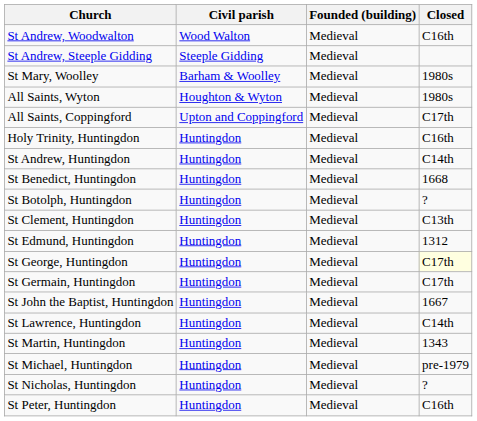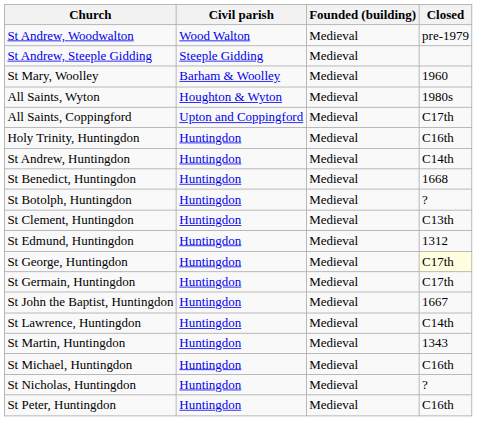(438, 35) C16th -> (445, 35) pre-1979
(438, 76) 1980s -> (435, 76) 1960
(445, 364) pre-1979 -> (438, 364) C16th
